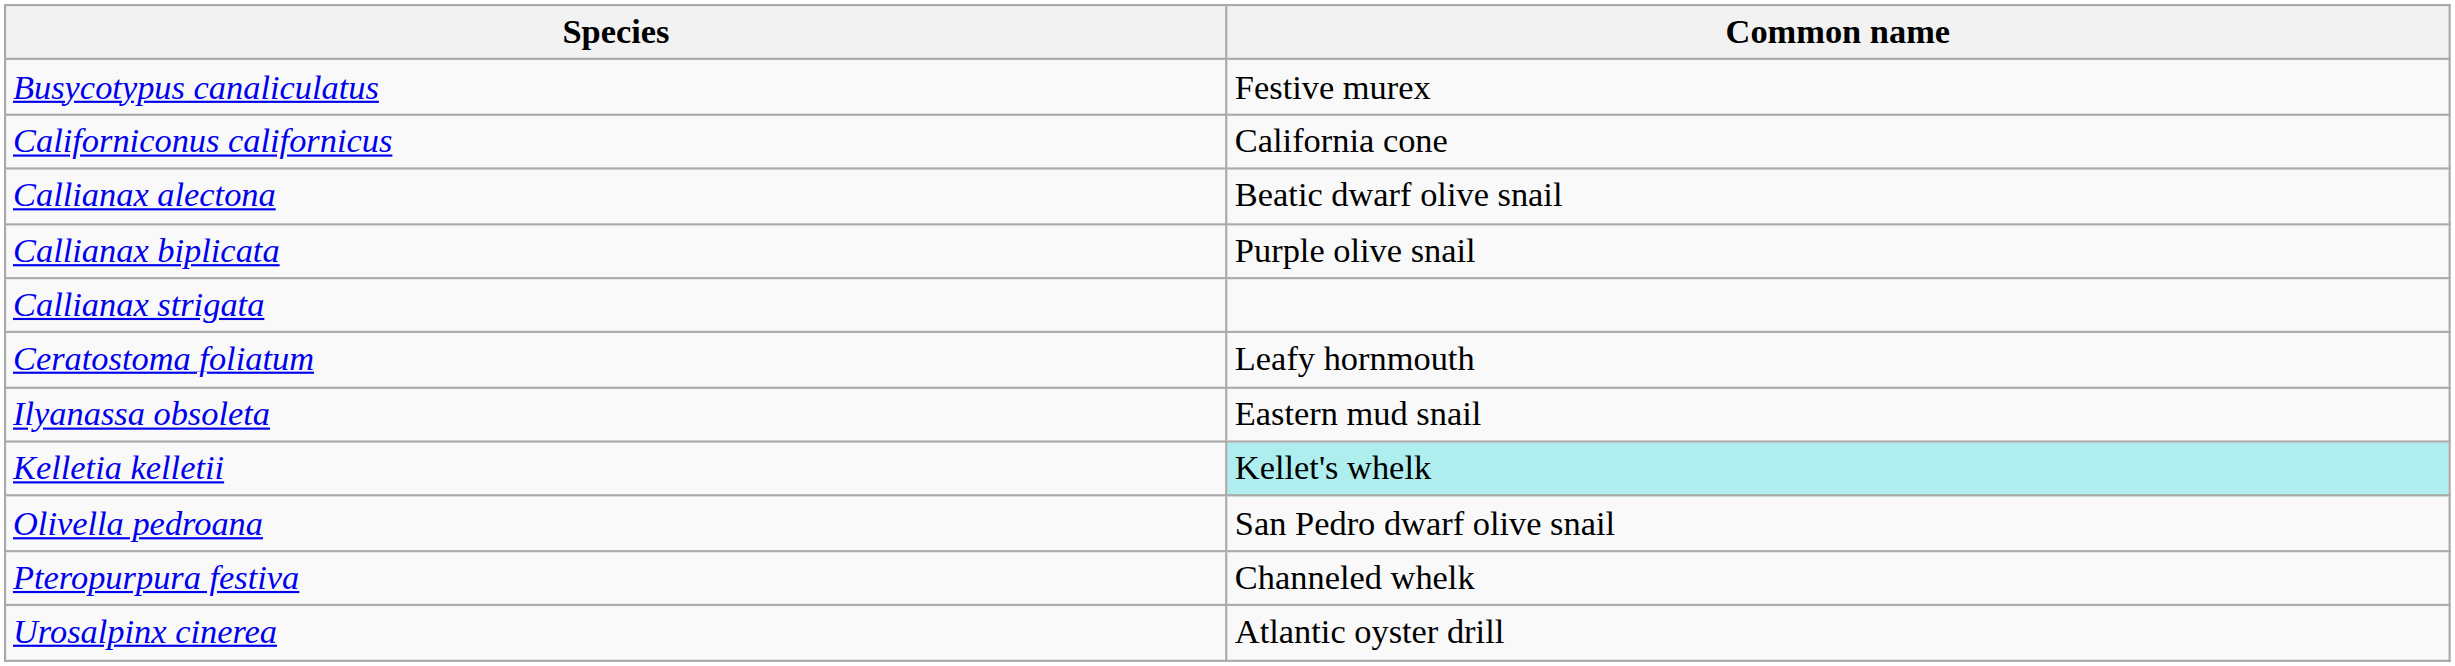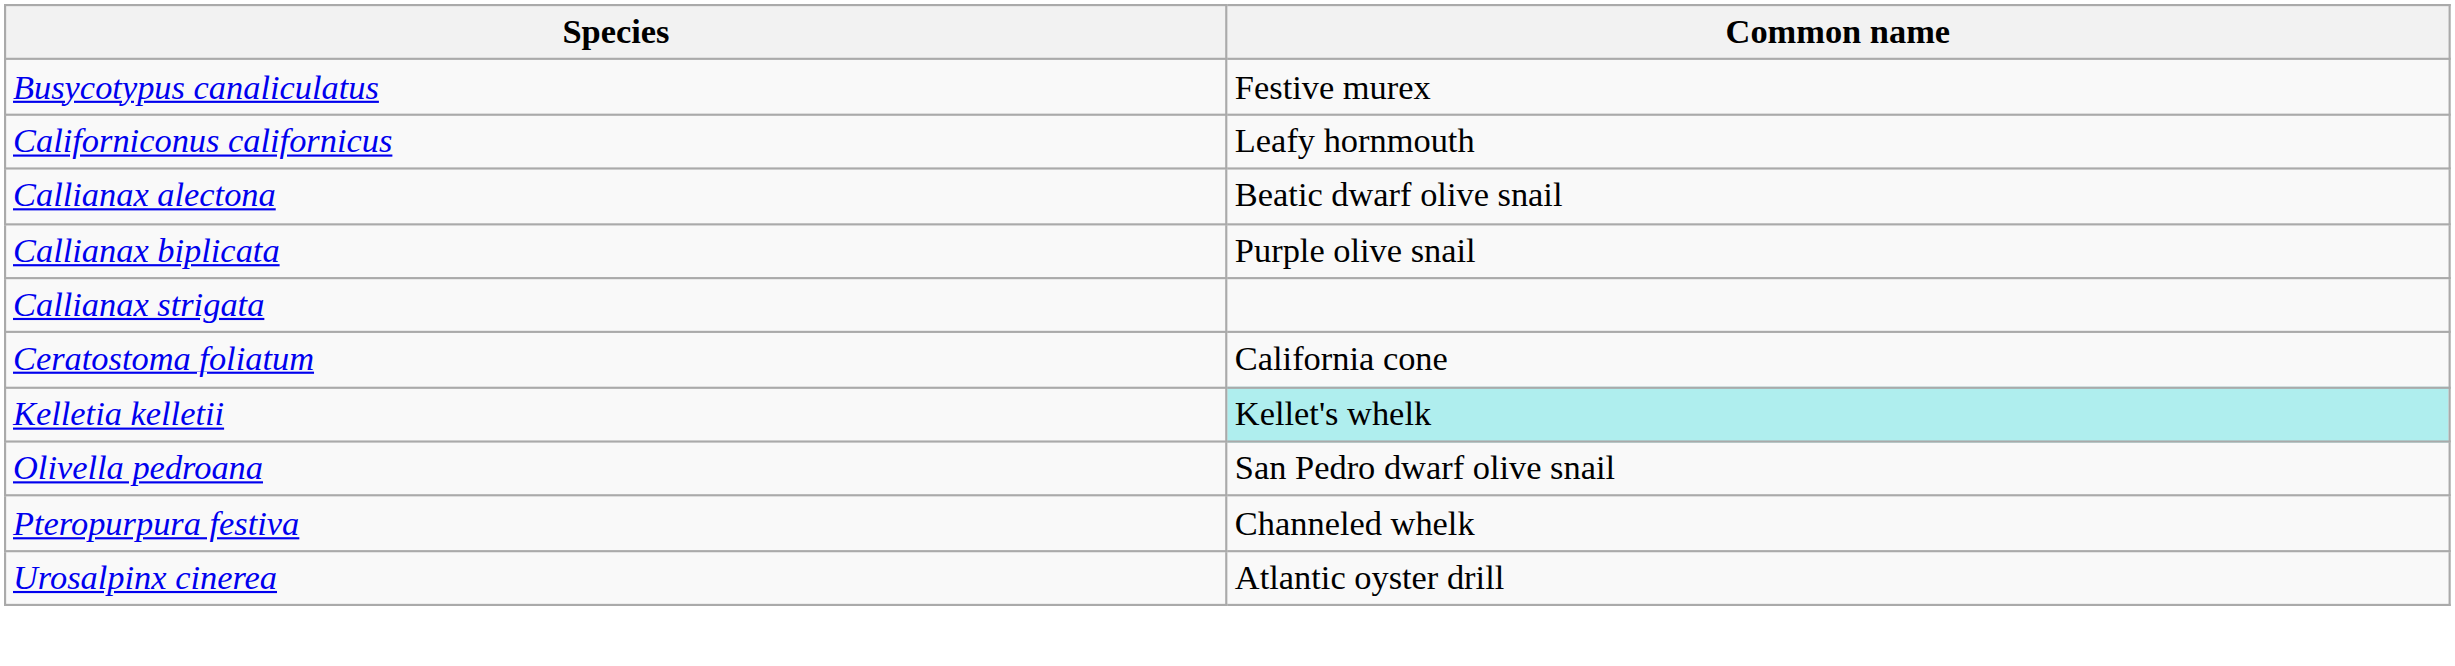(1341, 140) California cone -> (1355, 140) Leafy hornmouth
(1355, 359) Leafy hornmouth -> (1341, 359) California cone
- row: (142, 413)
